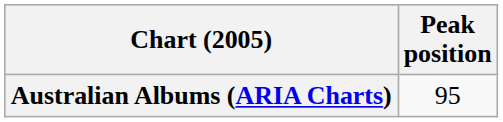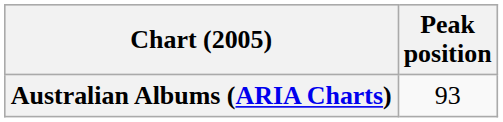(448, 95) 95 -> (448, 95) 93
